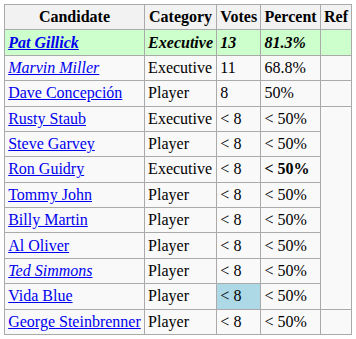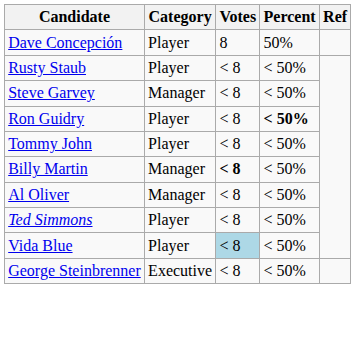- row: (44, 42)
- row: (54, 67)
(180, 118) Executive -> (169, 67) Player
(169, 144) Player -> (177, 93) Manager
(180, 169) Executive -> (169, 118) Player
(169, 220) Player -> (177, 169) Manager
(231, 220) normal -> (230, 169) bold
(169, 245) Player -> (177, 194) Manager
(169, 321) Player -> (180, 270) Executive
